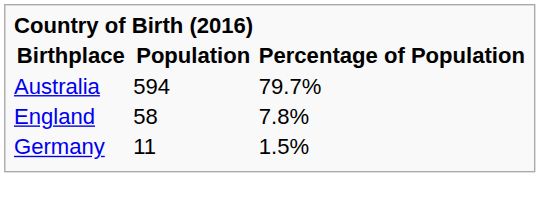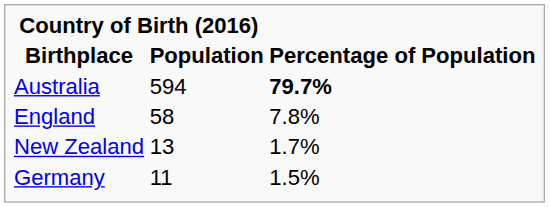(290, 86) normal -> (301, 86) bold
+ row: (79, 147)
